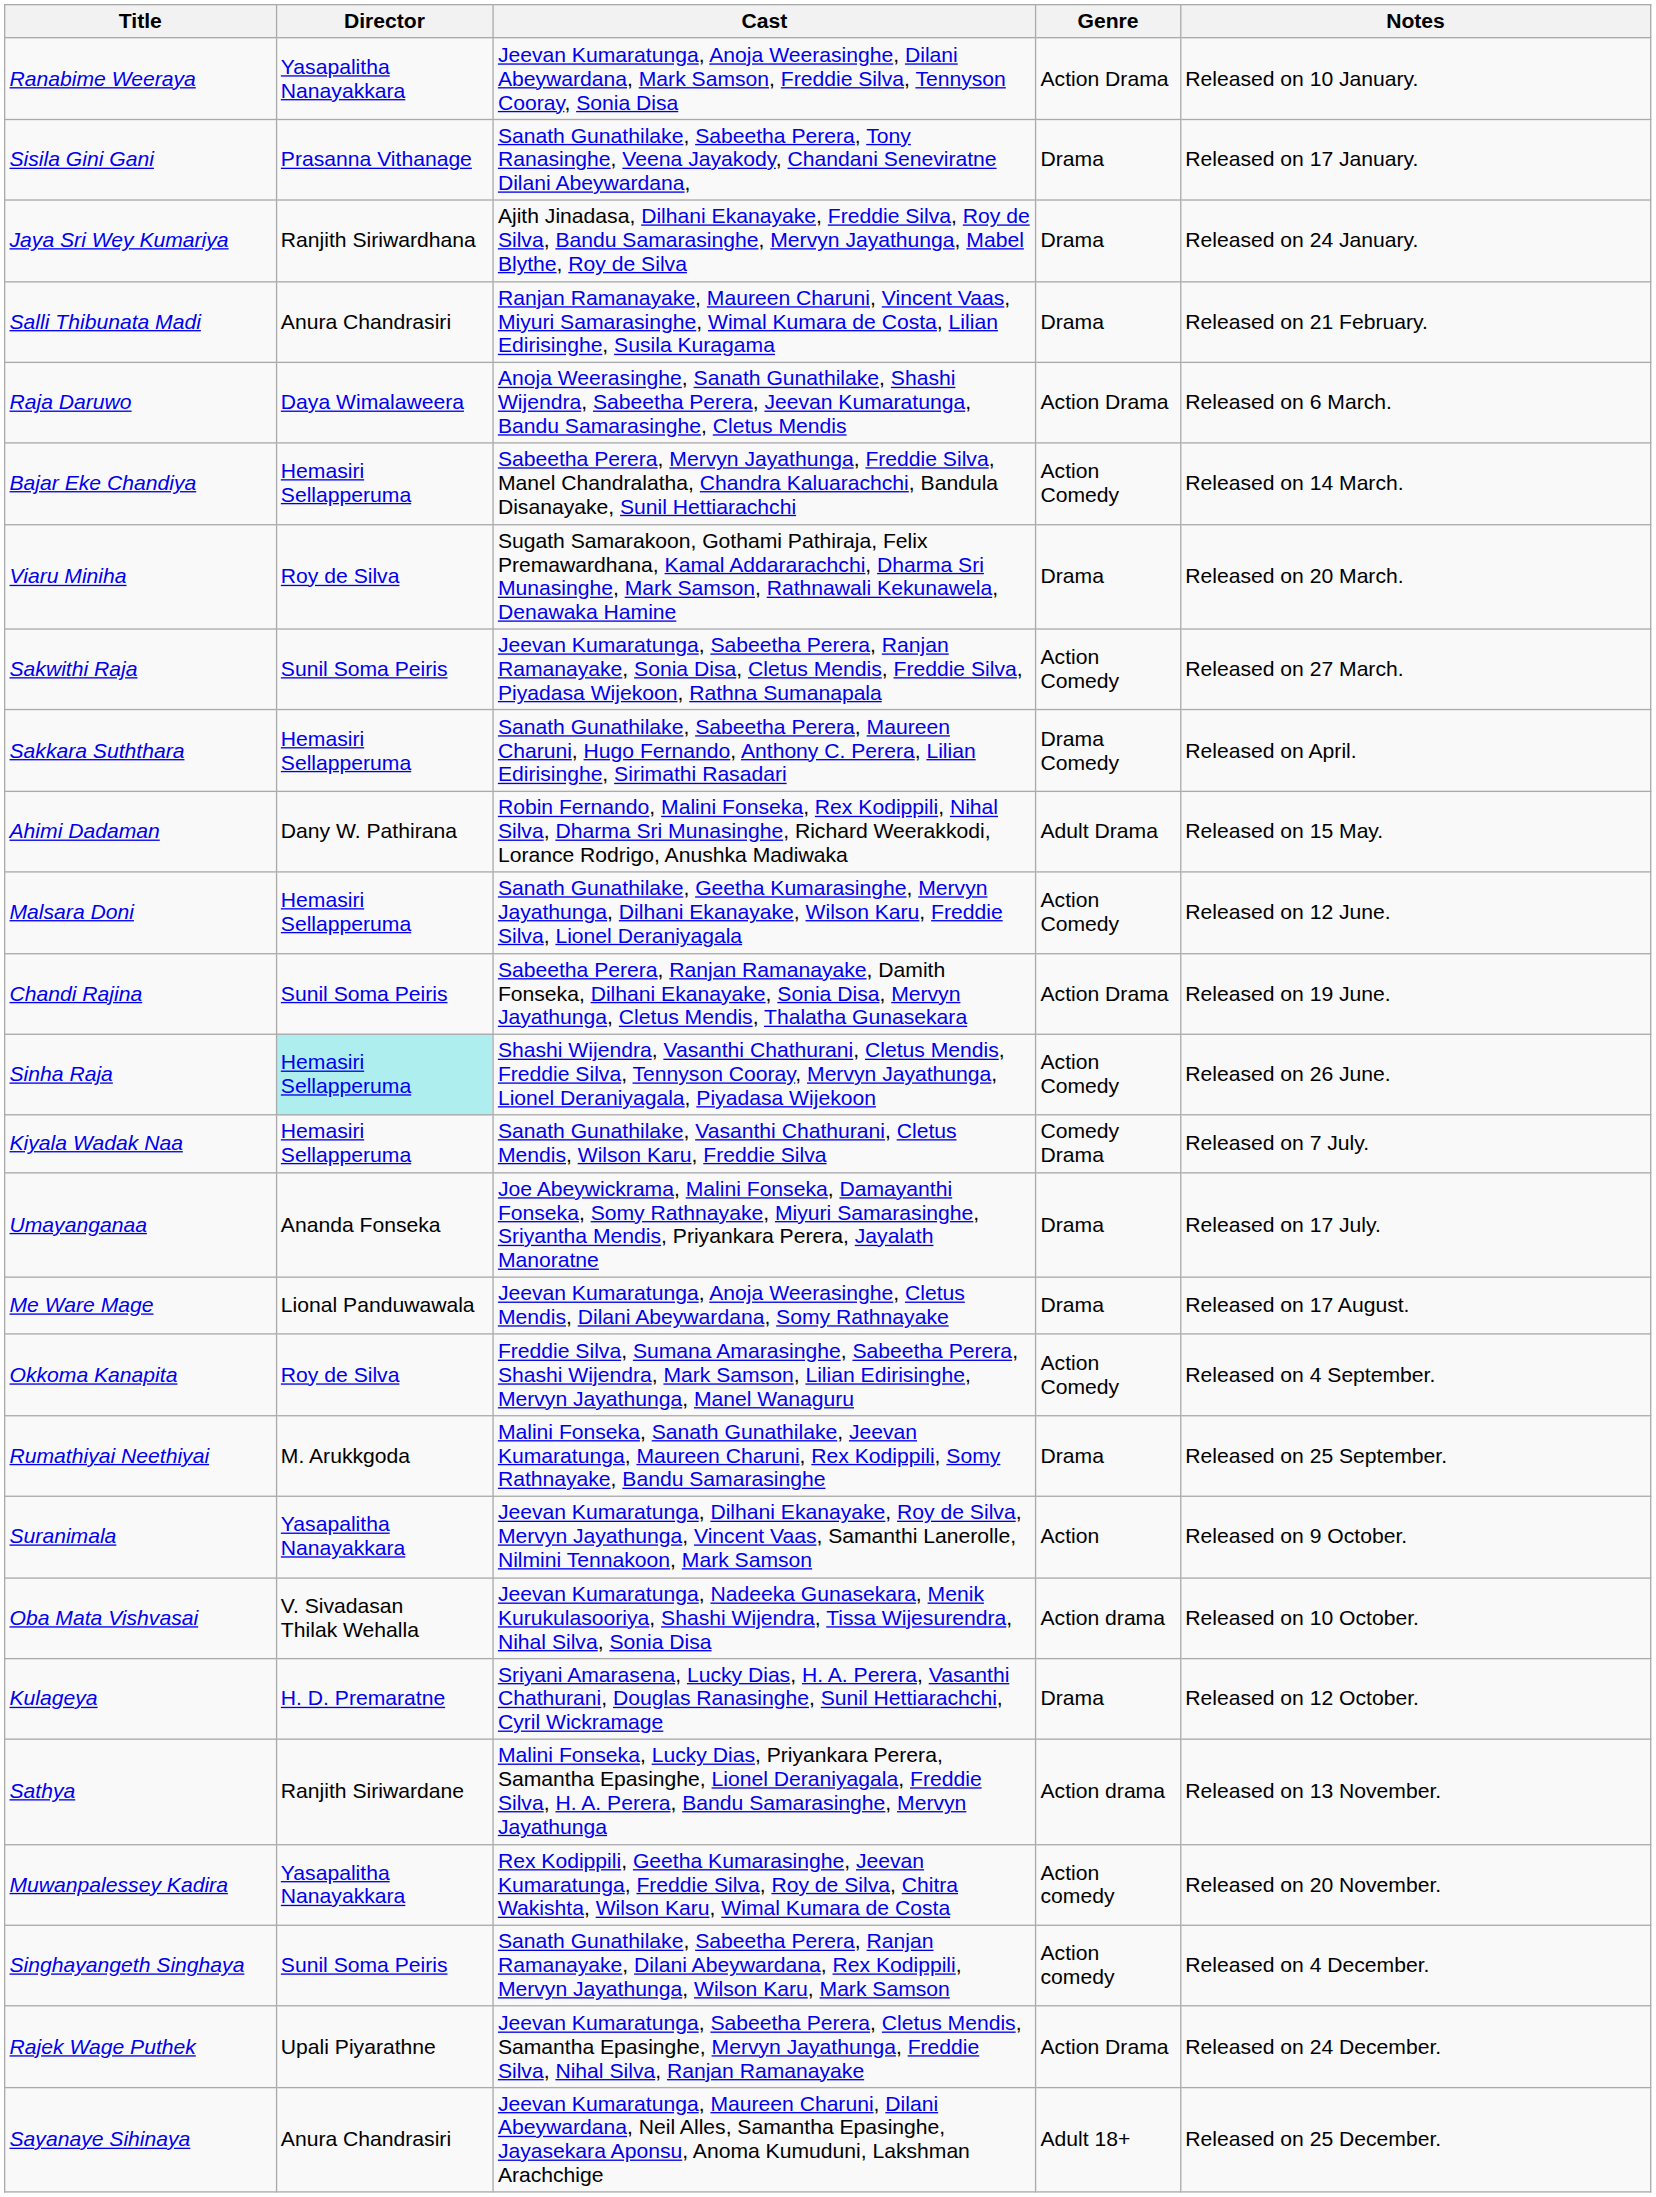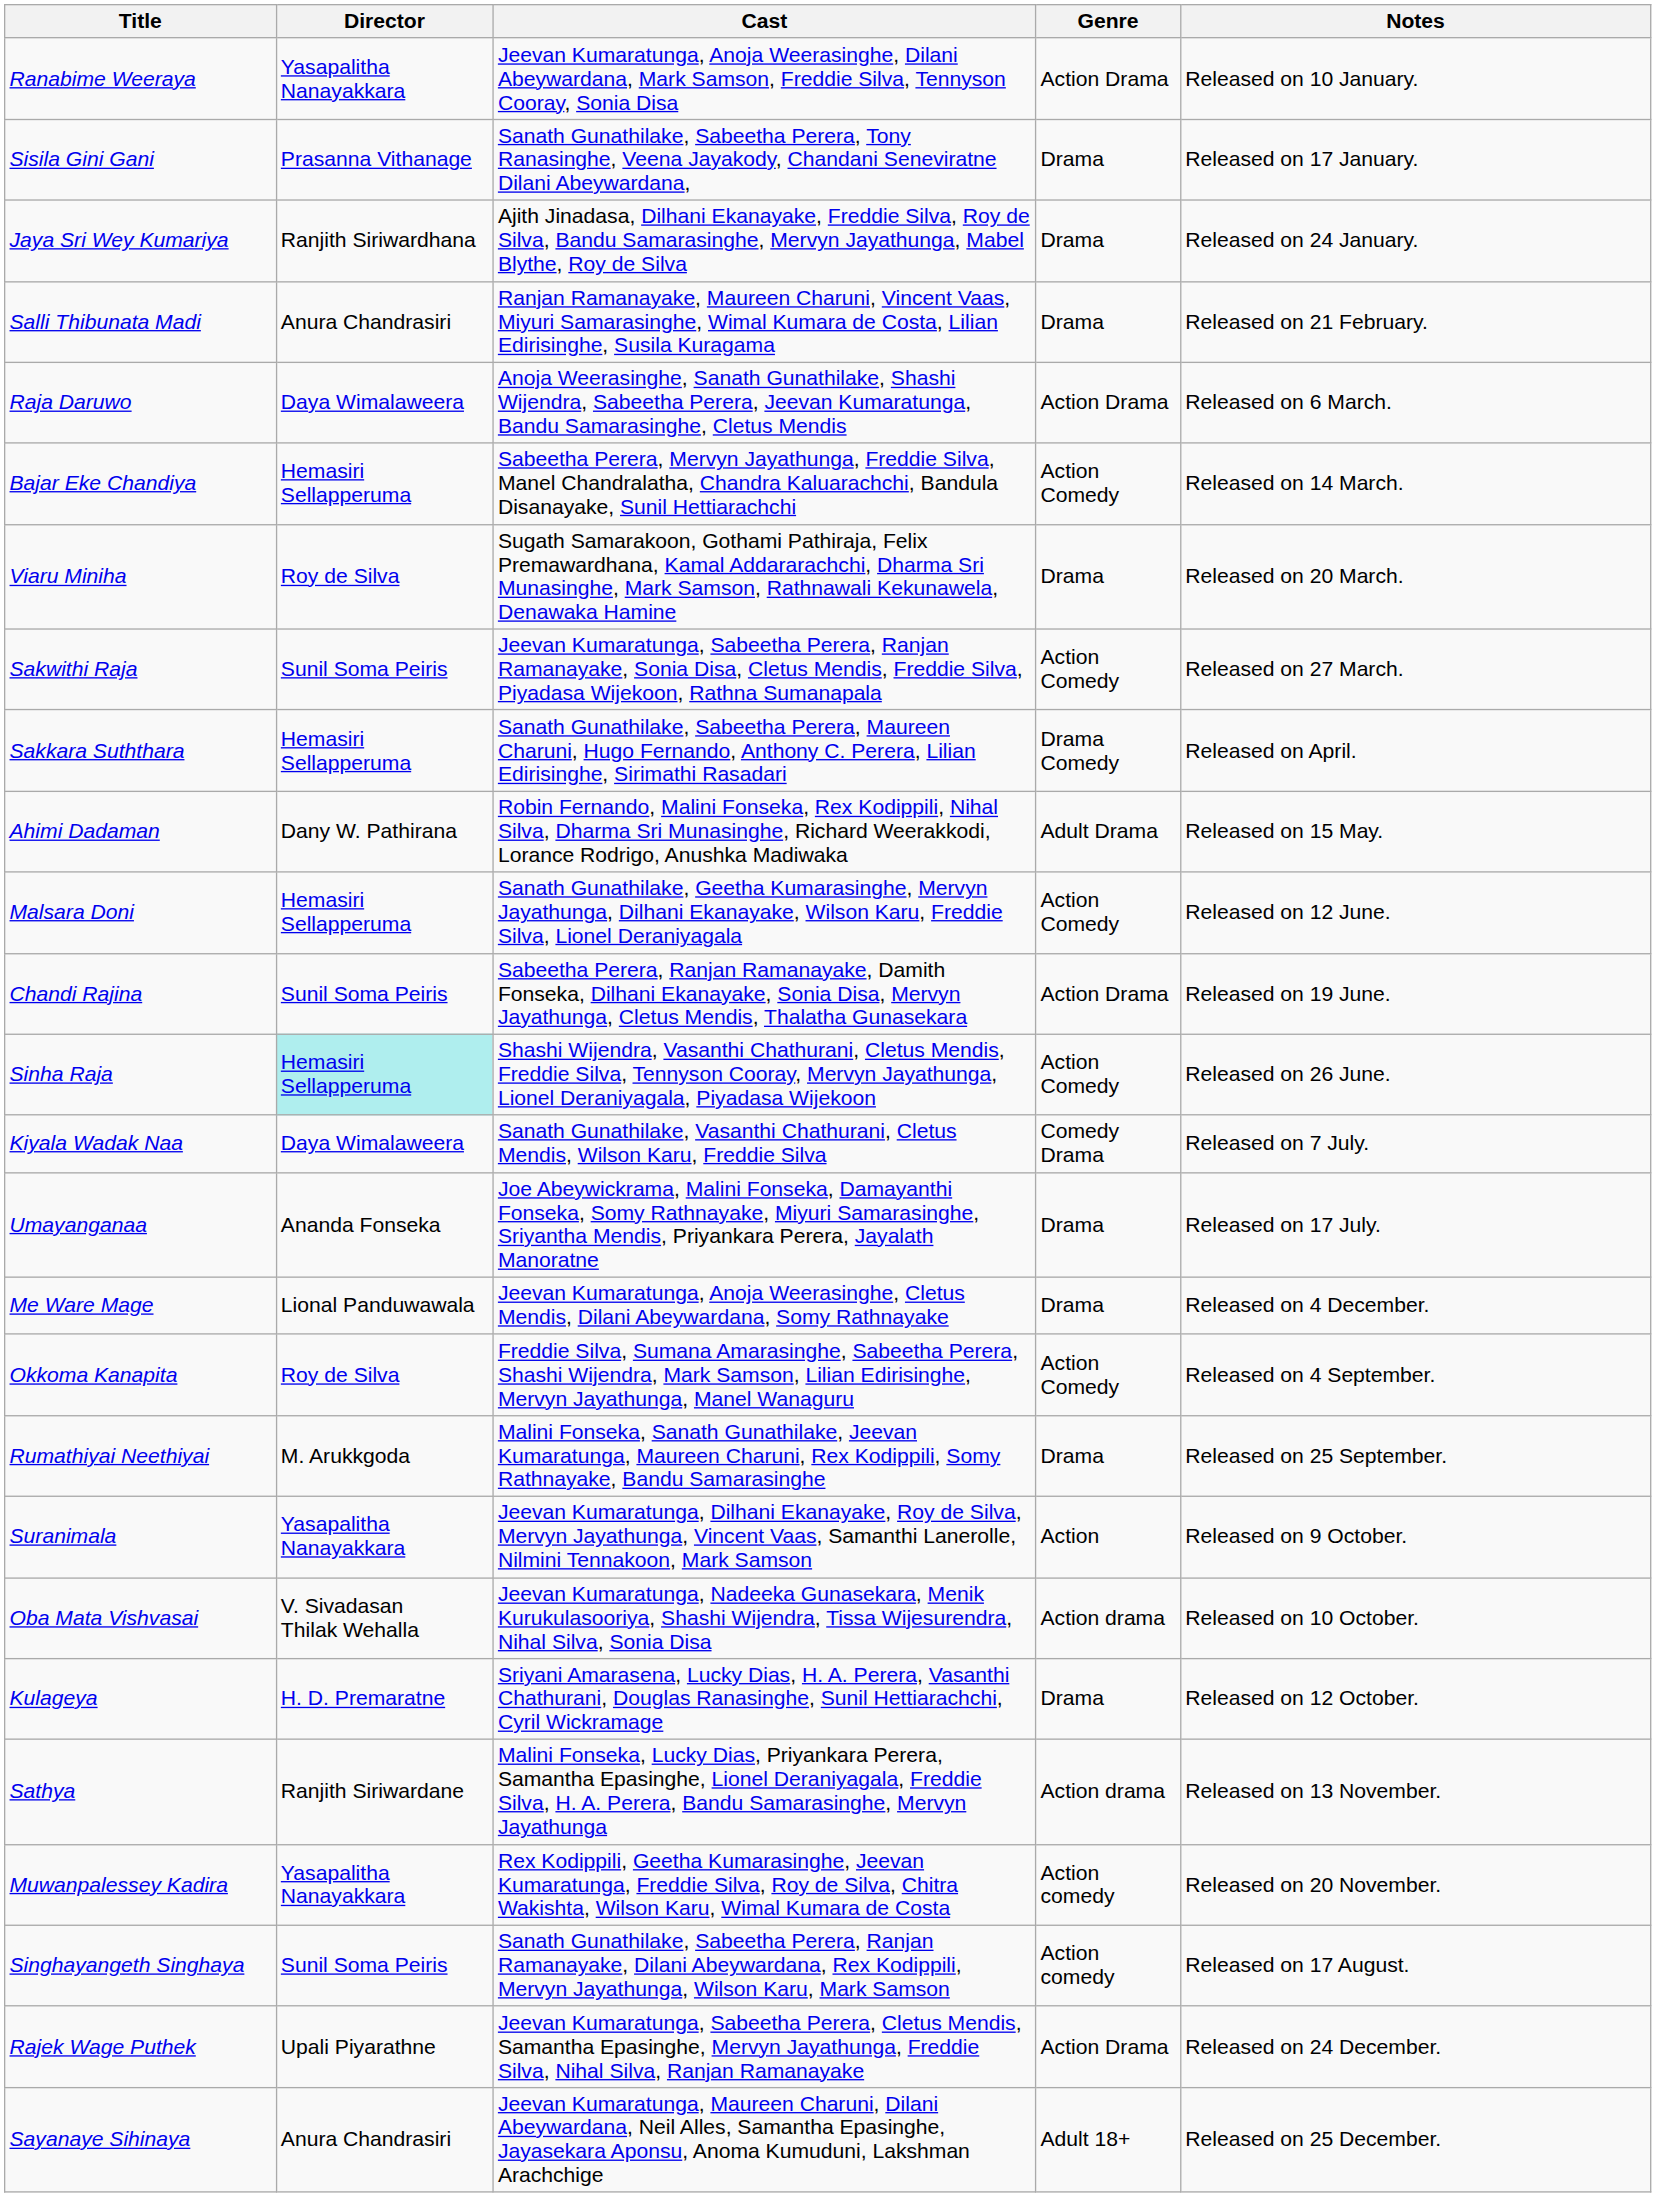(346, 1143) Hemasiri Sellapperuma -> (372, 1143) Daya Wimalaweera
(1297, 1305) Released on 17 August. -> (1307, 1305) Released on 4 December.
(1307, 1965) Released on 4 December. -> (1297, 1965) Released on 17 August.
